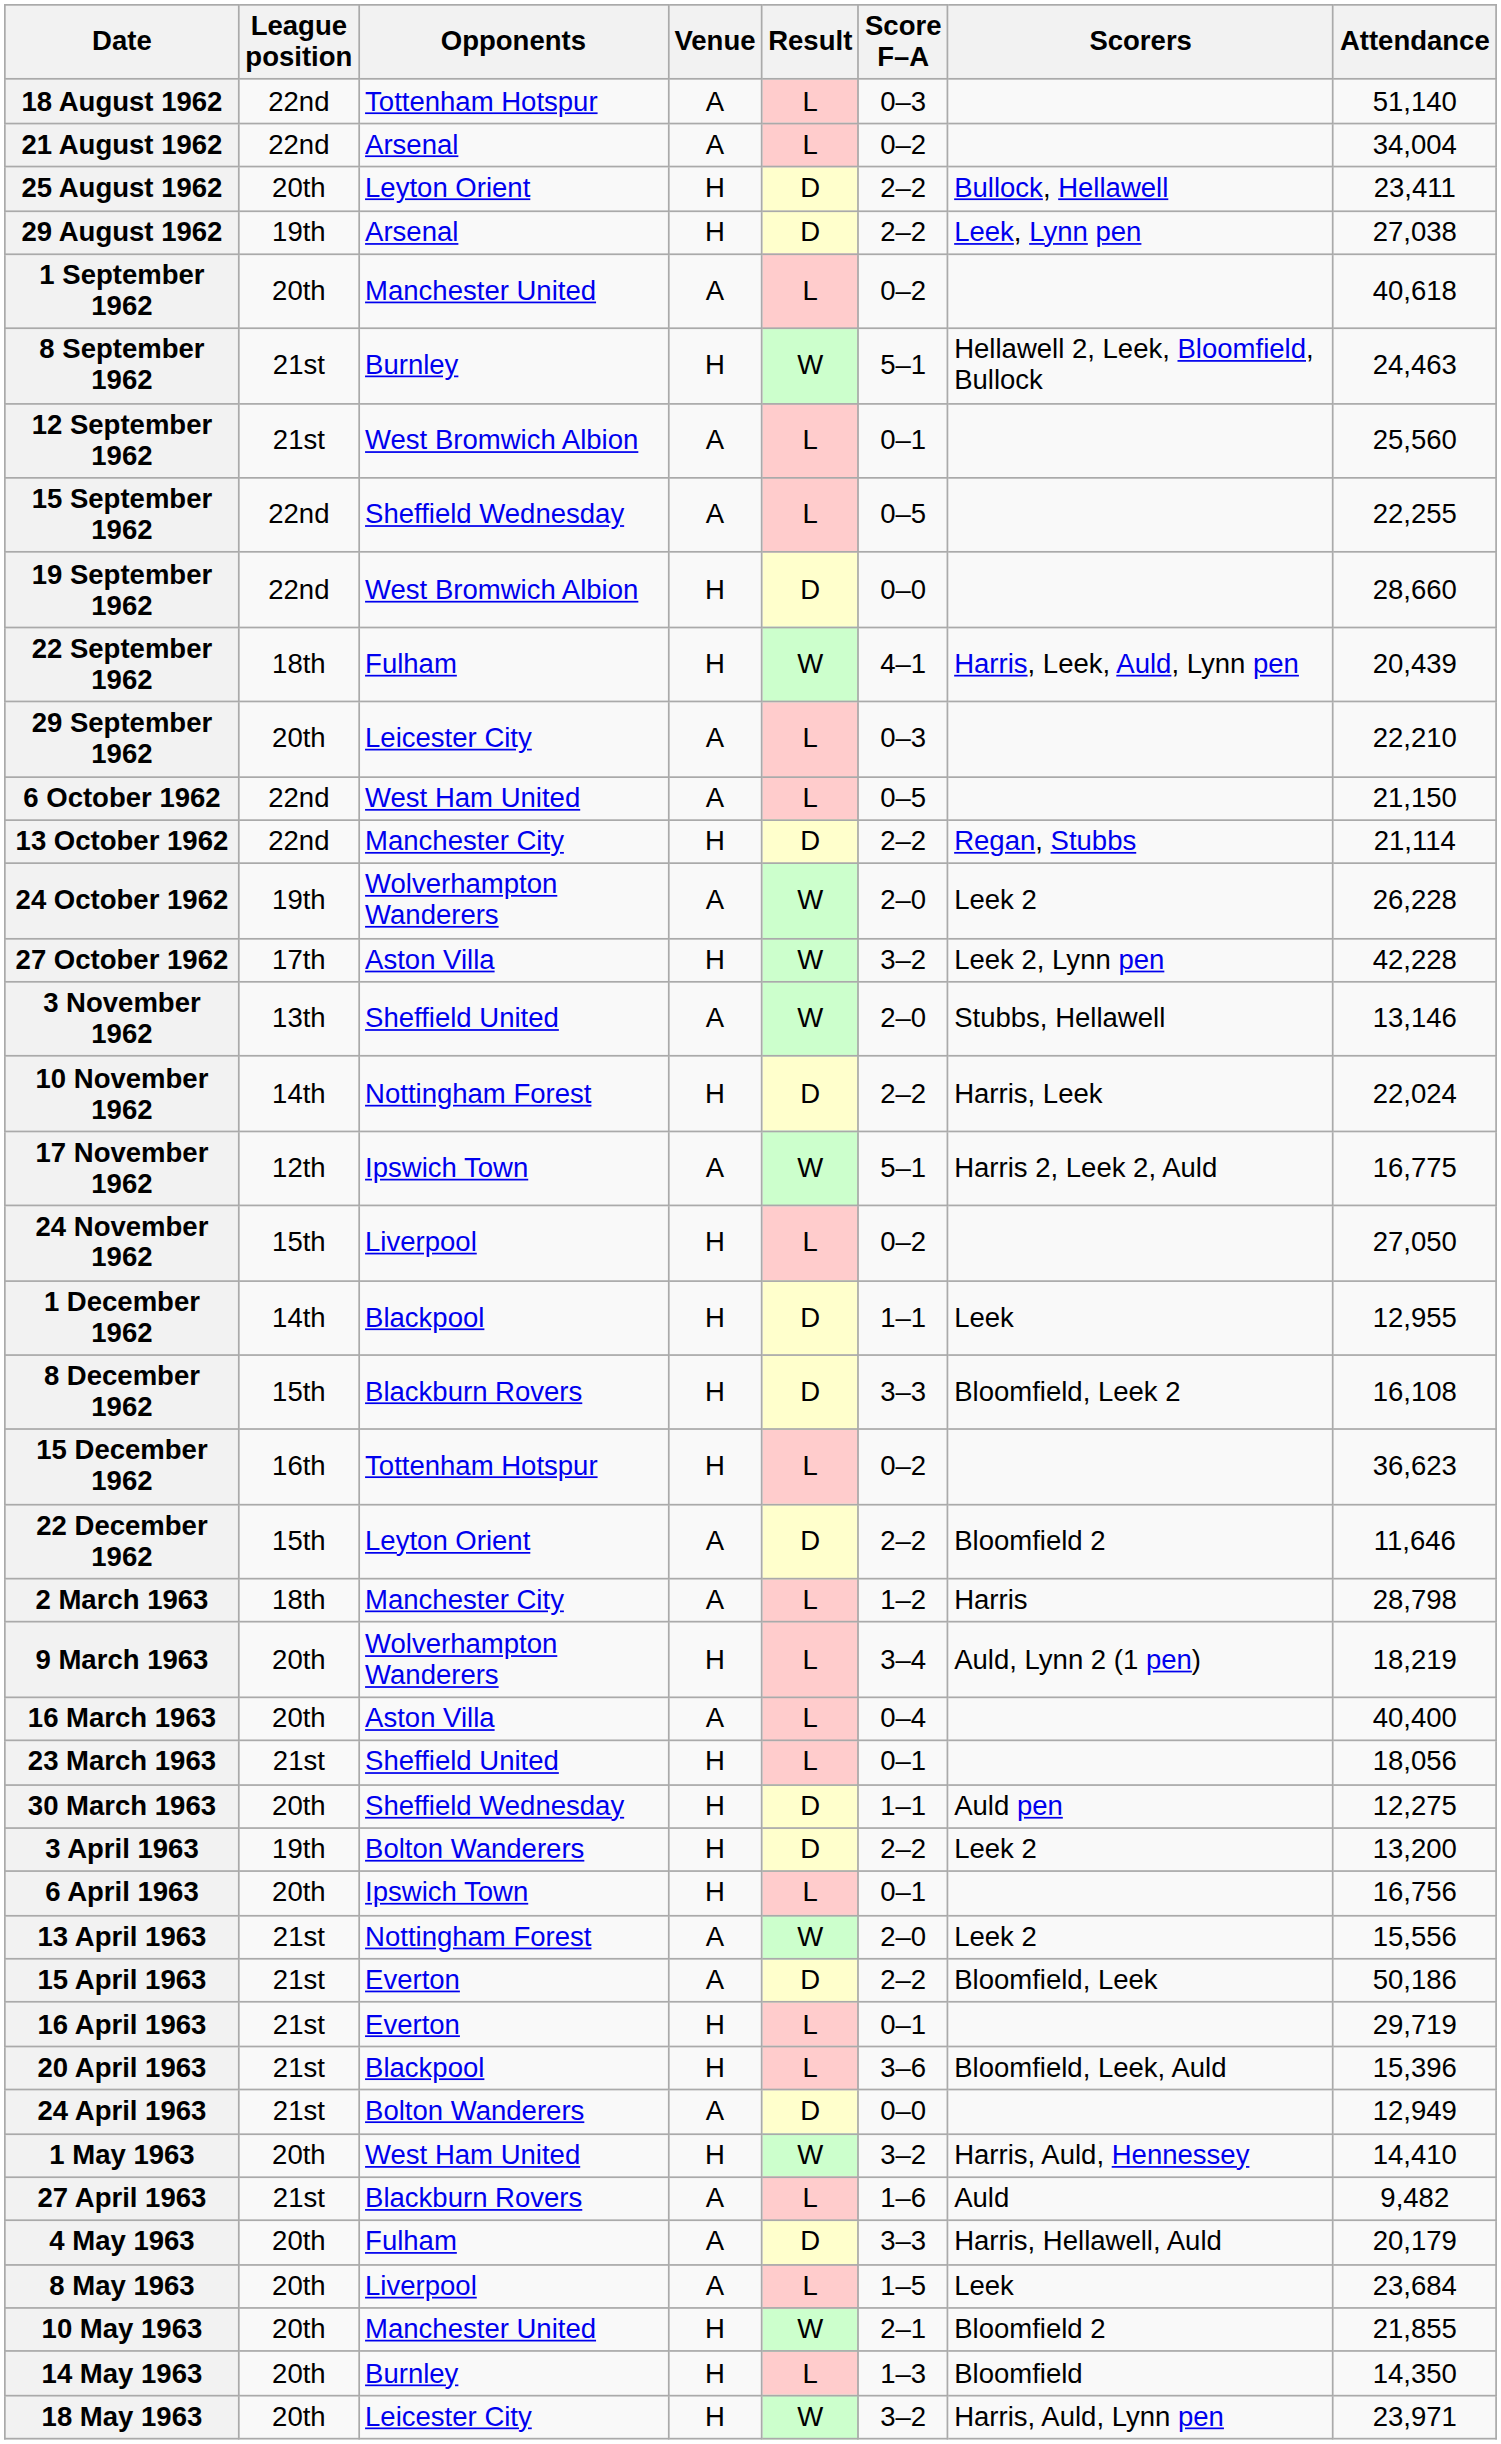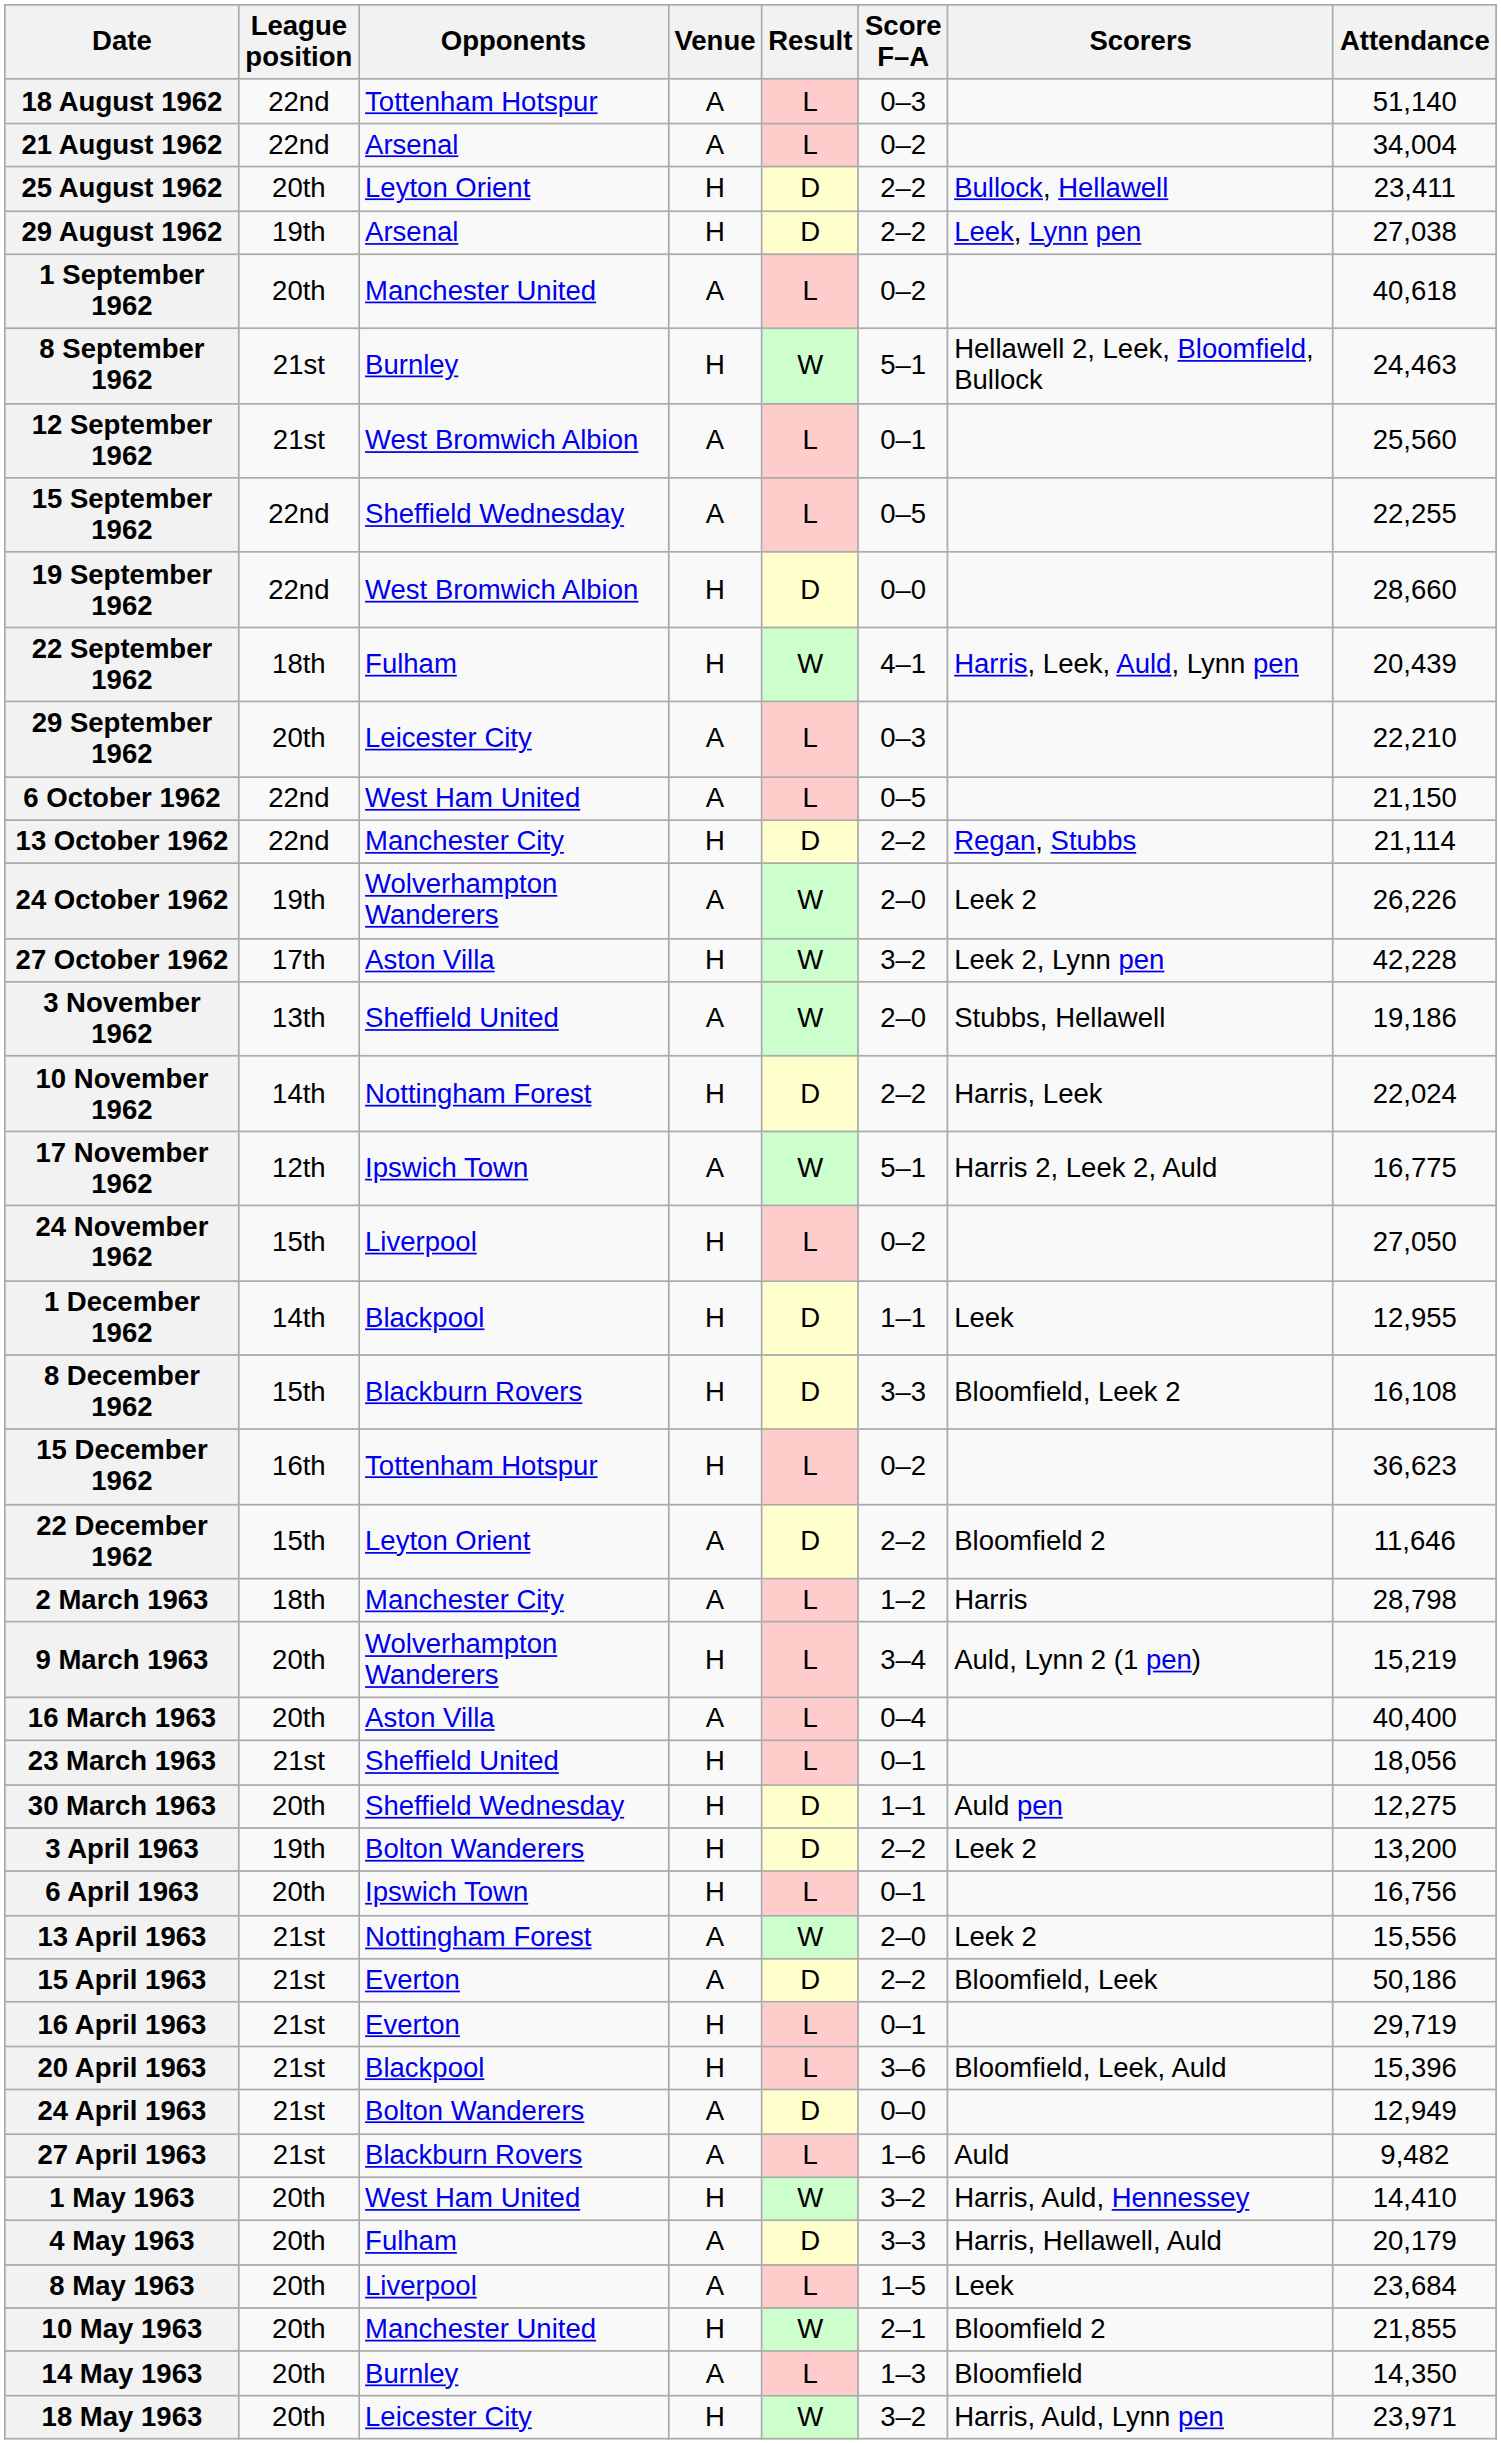(1415, 900) 26,228 -> (1415, 900) 26,226
(1415, 1018) 13,146 -> (1415, 1018) 19,186
(1415, 1659) 18,219 -> (1415, 1659) 15,219
rows swapped: (122, 2198) <-> (122, 2154)
(715, 2373) H -> (715, 2373) A
